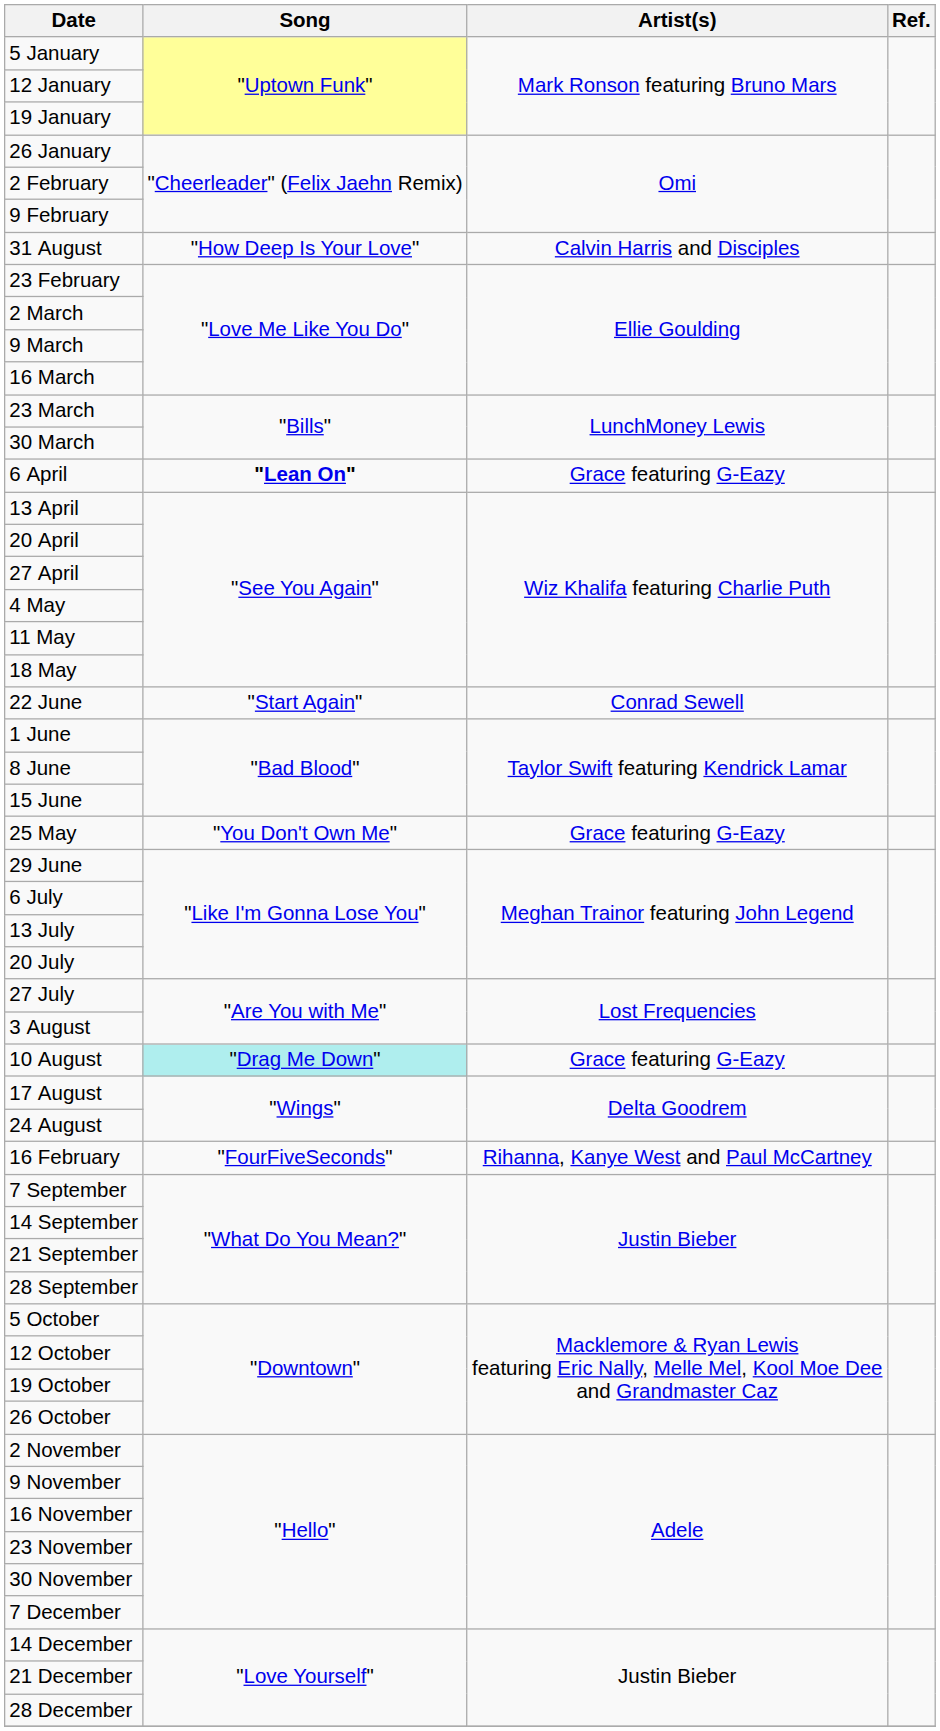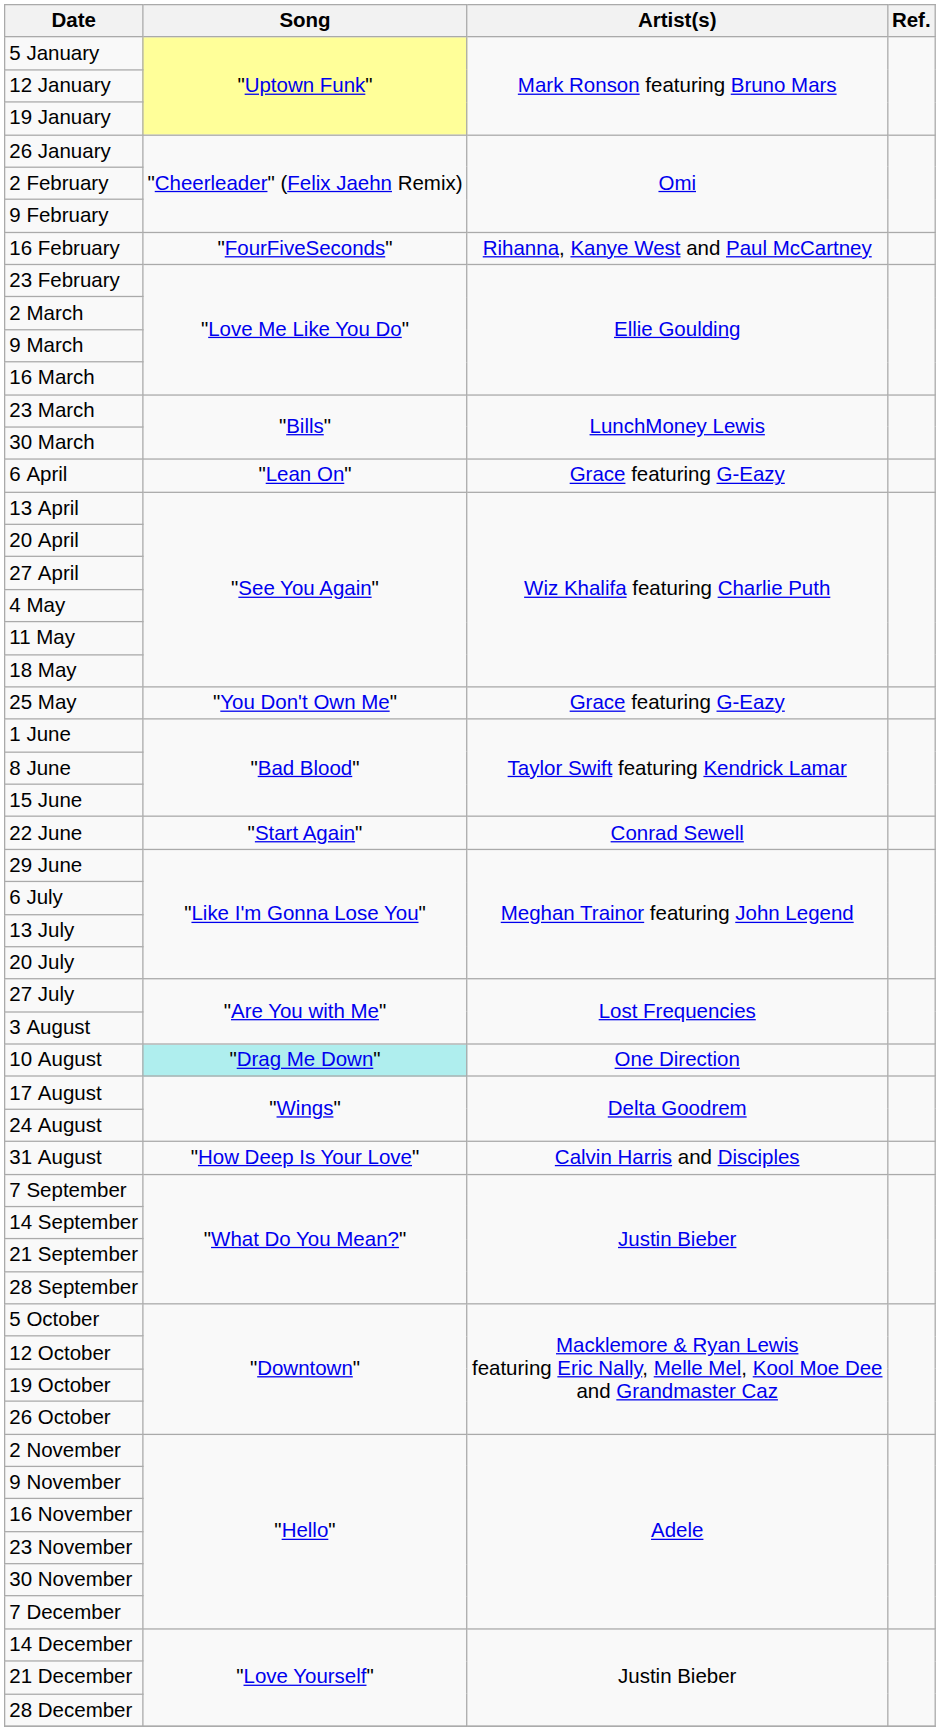rows swapped: (65, 1157) <-> (55, 248)
(305, 475) bold -> (305, 475) normal
rows swapped: (43, 832) <-> (46, 702)
(677, 1060) Grace featuring G-Eazy -> (677, 1060) One Direction
